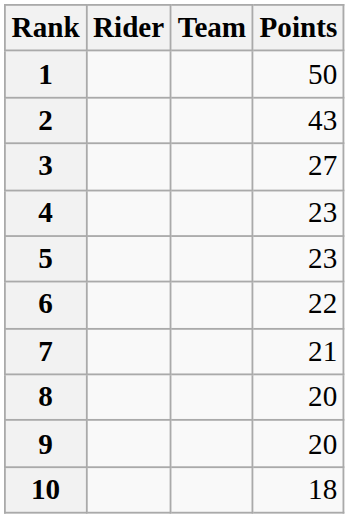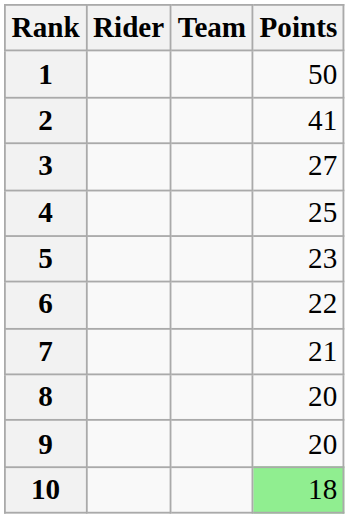(323, 119) 43 -> (323, 119) 41
(323, 212) 23 -> (323, 212) 25
(323, 489) no background -> (323, 489) lightgreen background
